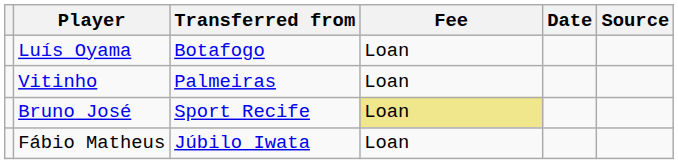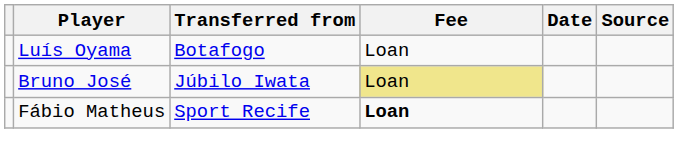- row: (58, 82)
(242, 112) Sport Recife -> (242, 82) Júbilo Iwata
(242, 143) Júbilo Iwata -> (242, 112) Sport Recife
(387, 143) normal -> (387, 112) bold
